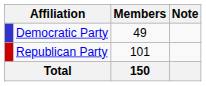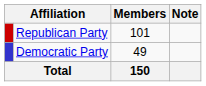rows swapped: (62, 52) <-> (62, 33)
